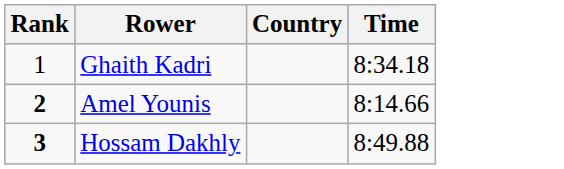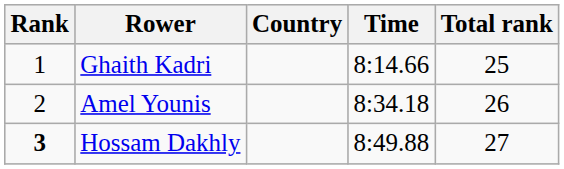+ column: (497, 24)
(391, 63) 8:34.18 -> (391, 63) 8:14.66
(40, 103) bold -> (40, 103) normal
(391, 103) 8:14.66 -> (391, 103) 8:34.18
